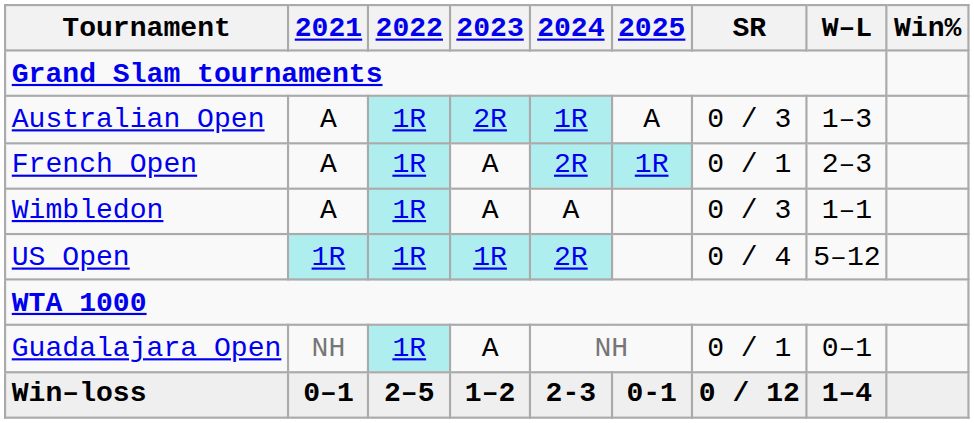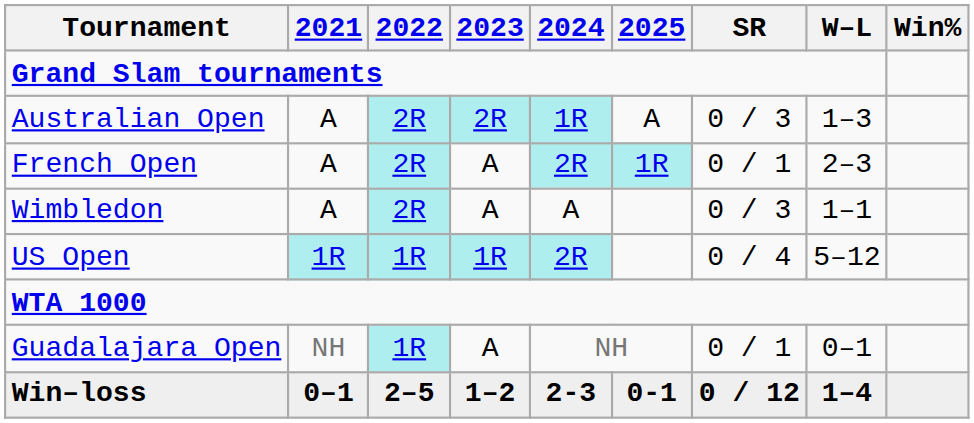(409, 119) 1R -> (409, 119) 2R
(409, 165) 1R -> (409, 165) 2R
(409, 211) 1R -> (409, 211) 2R
